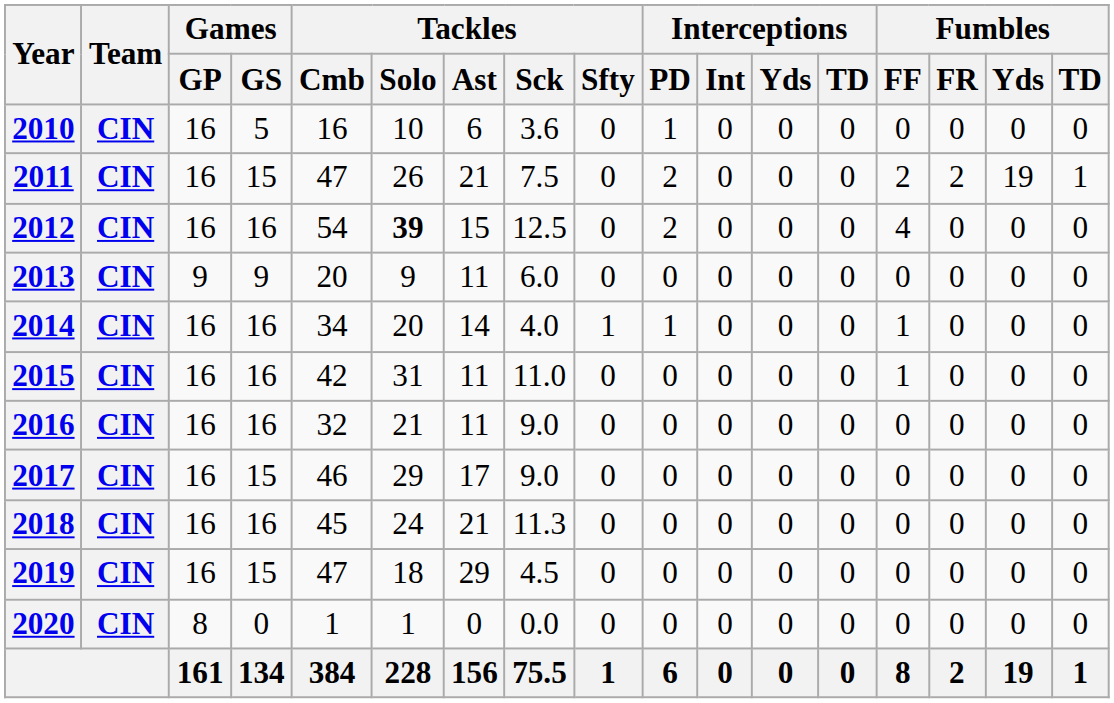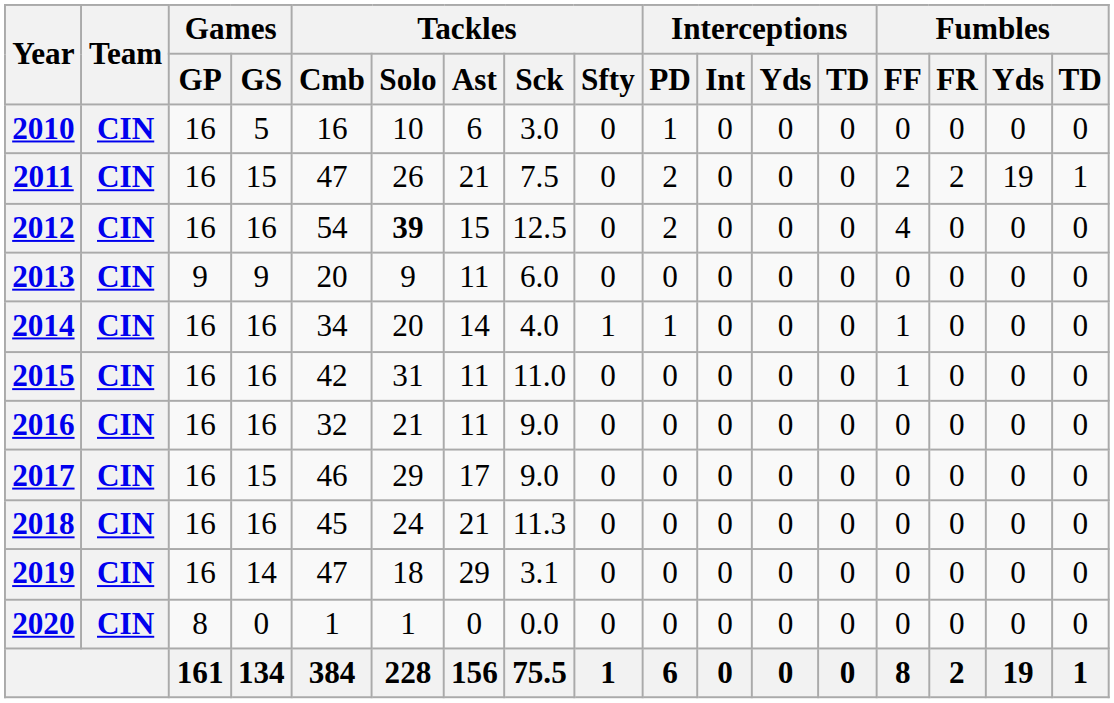(539, 128) 3.6 -> (539, 128) 3.0
(261, 573) 15 -> (261, 573) 14
(539, 573) 4.5 -> (539, 573) 3.1
